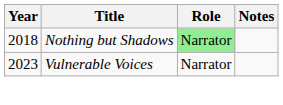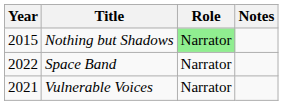(23, 40) 2018 -> (23, 40) 2015
+ row: (81, 64)
(23, 64) 2023 -> (23, 87) 2021
